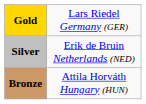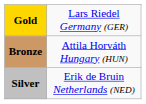rows swapped: (25, 51) <-> (25, 82)
